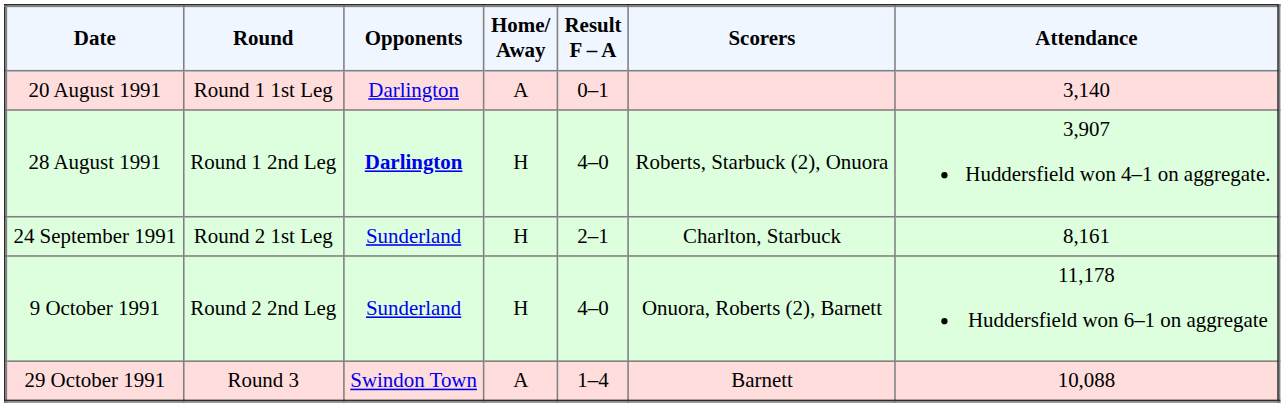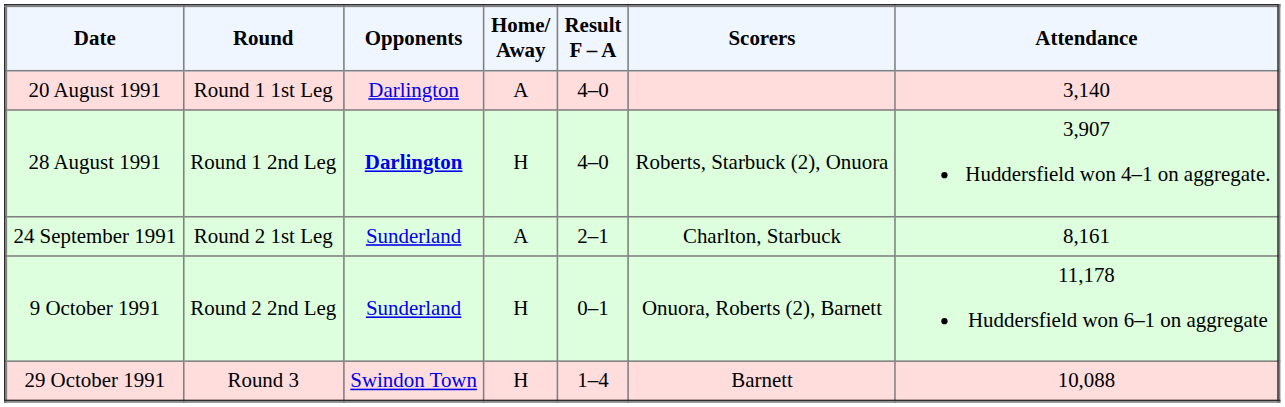(593, 90) 0–1 -> (593, 90) 4–0
(521, 235) H -> (521, 235) A
(593, 308) 4–0 -> (593, 308) 0–1
(521, 381) A -> (521, 381) H
